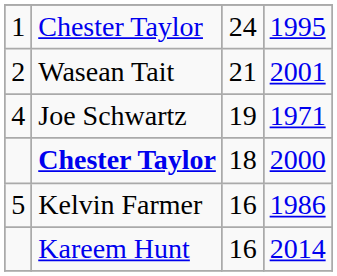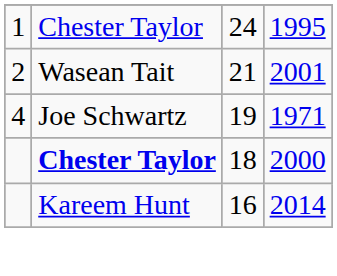- row: (298, 204)
